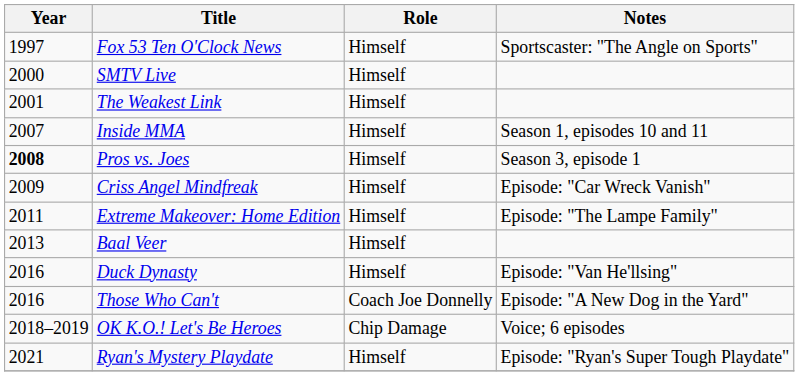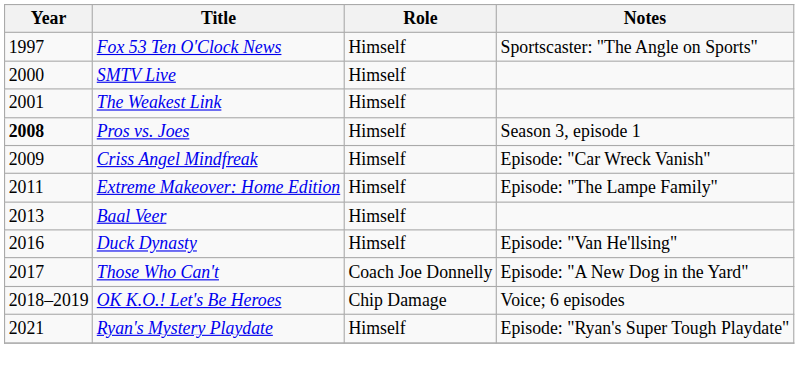- row: (141, 131)
(26, 300) 2016 -> (26, 272) 2017
